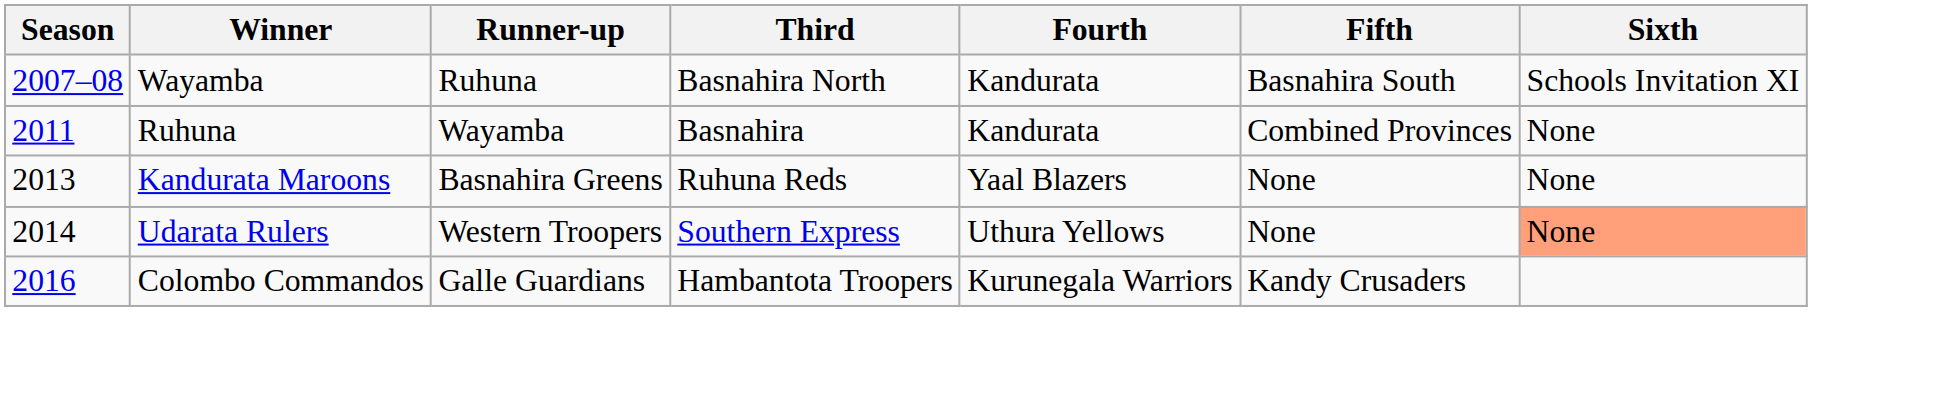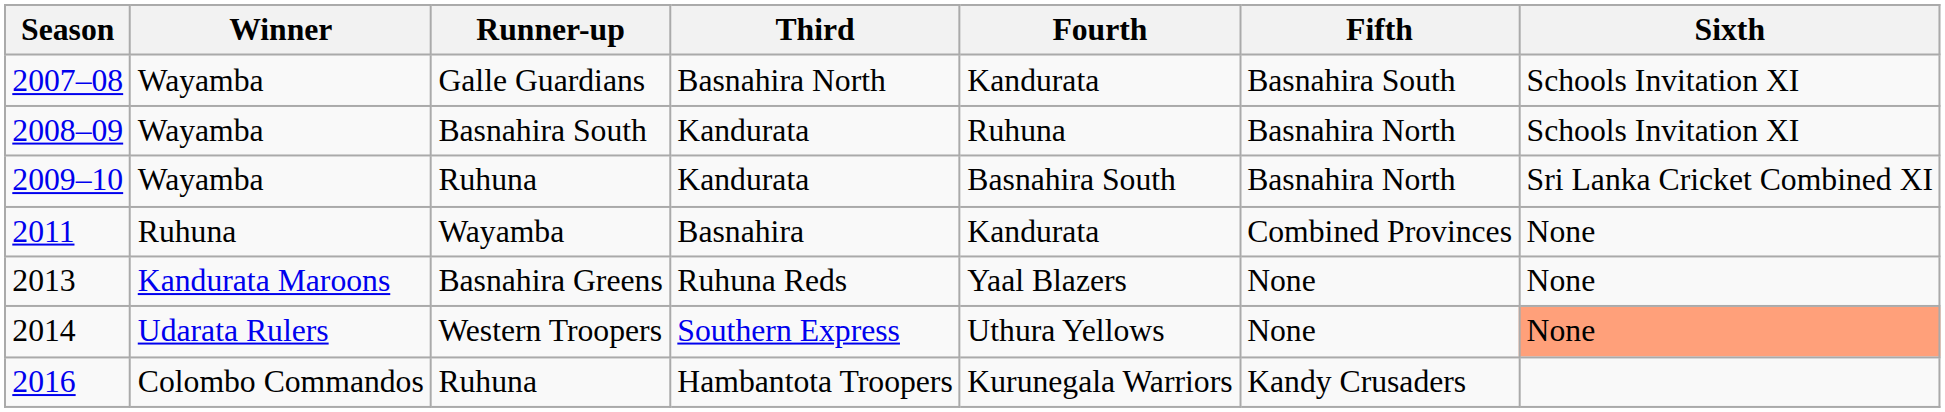(488, 79) Ruhuna -> (542, 79) Galle Guardians
+ row: (68, 130)
+ row: (68, 180)
(542, 280) Galle Guardians -> (488, 381) Ruhuna
